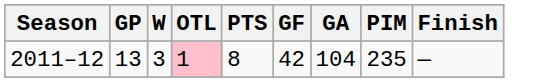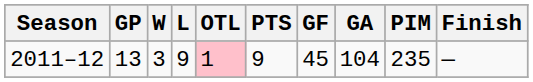+ column: (183, 23)
(234, 60) 8 -> (258, 60) 9
(292, 60) 42 -> (316, 60) 45
